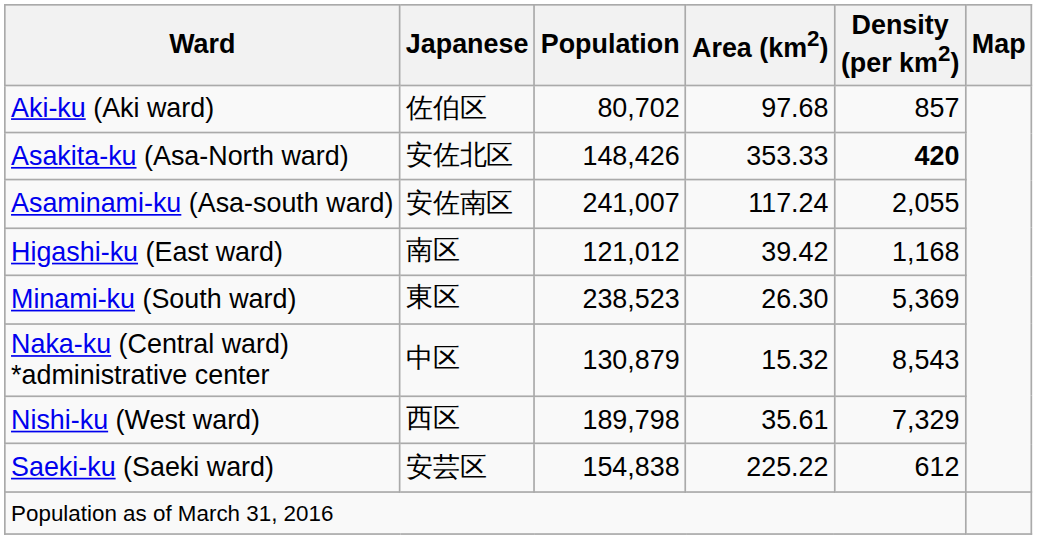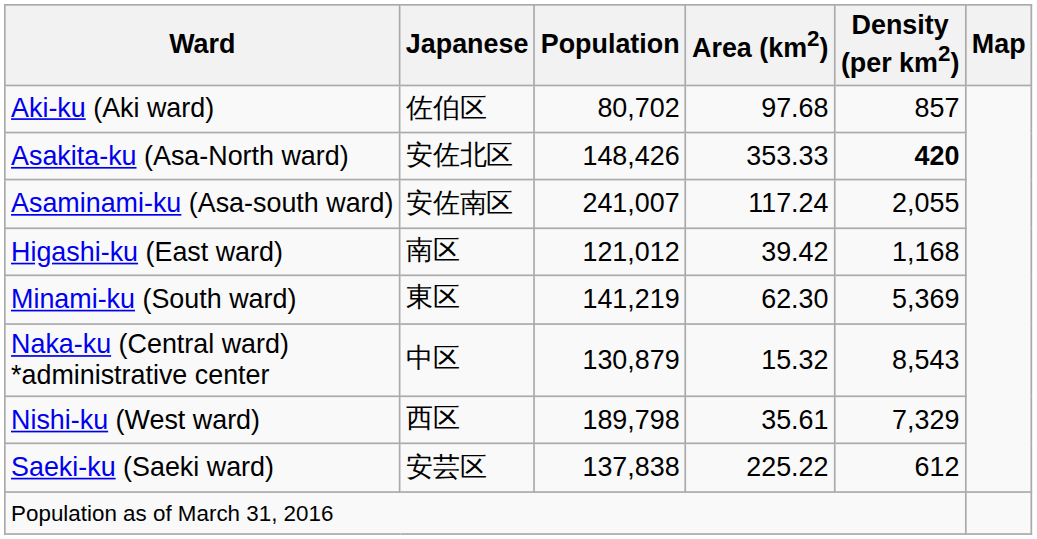(631, 299) 238,523 -> (631, 299) 141,219
(795, 299) 26.30 -> (795, 299) 62.30
(631, 467) 154,838 -> (631, 467) 137,838
